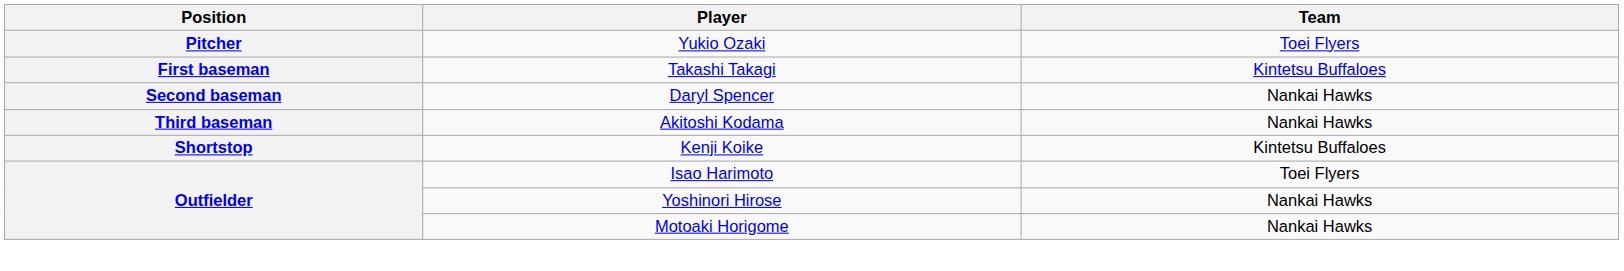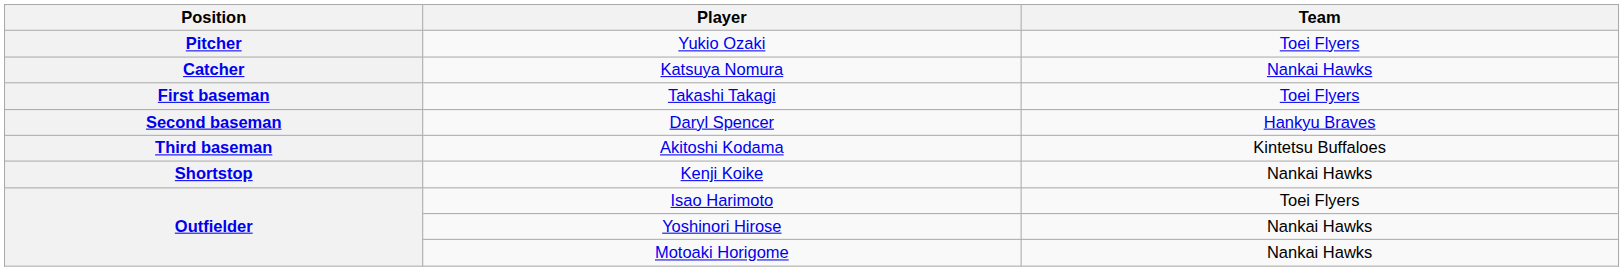+ row: (722, 69)
(1320, 69) Kintetsu Buffaloes -> (1320, 95) Toei Flyers
(1320, 95) Nankai Hawks -> (1320, 122) Hankyu Braves
(1320, 122) Nankai Hawks -> (1320, 148) Kintetsu Buffaloes
(1320, 148) Kintetsu Buffaloes -> (1320, 174) Nankai Hawks
